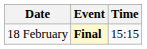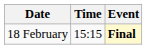columns swapped: (125, 14) <-> (89, 14)
